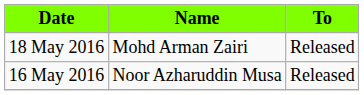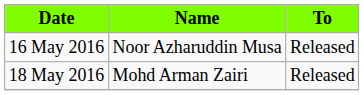rows swapped: (56, 75) <-> (56, 47)
